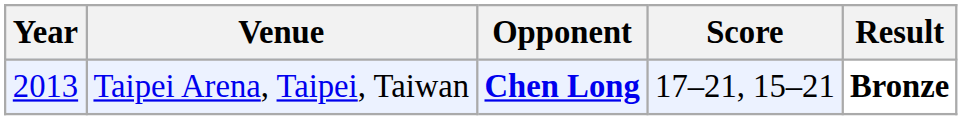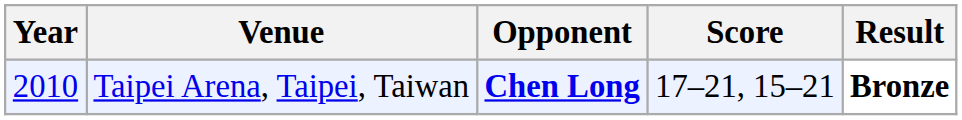(45, 85) 2013 -> (45, 85) 2010
